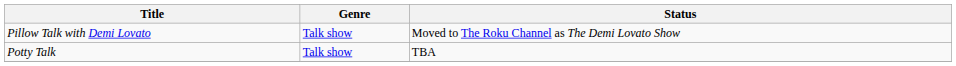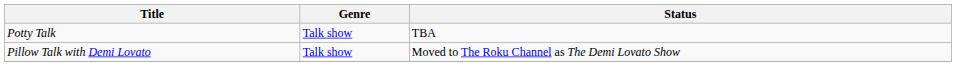rows swapped: (79, 33) <-> (31, 52)
